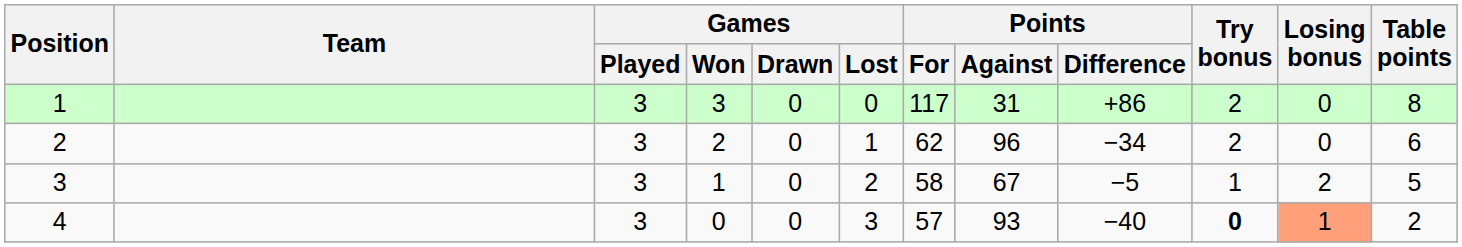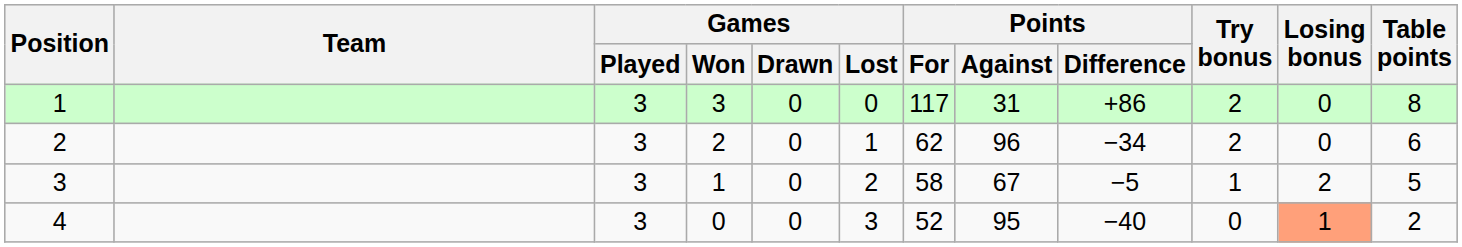(929, 222) 57 -> (929, 222) 52
(1007, 222) 93 -> (1007, 222) 95
(1235, 222) bold -> (1235, 222) normal
